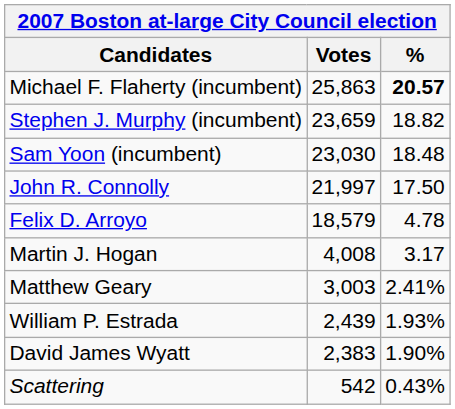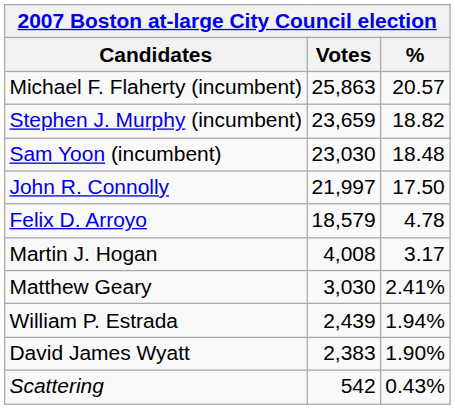(419, 87) bold -> (419, 87) normal
(349, 287) 3,003 -> (349, 287) 3,030
(415, 320) 1.93% -> (415, 320) 1.94%
